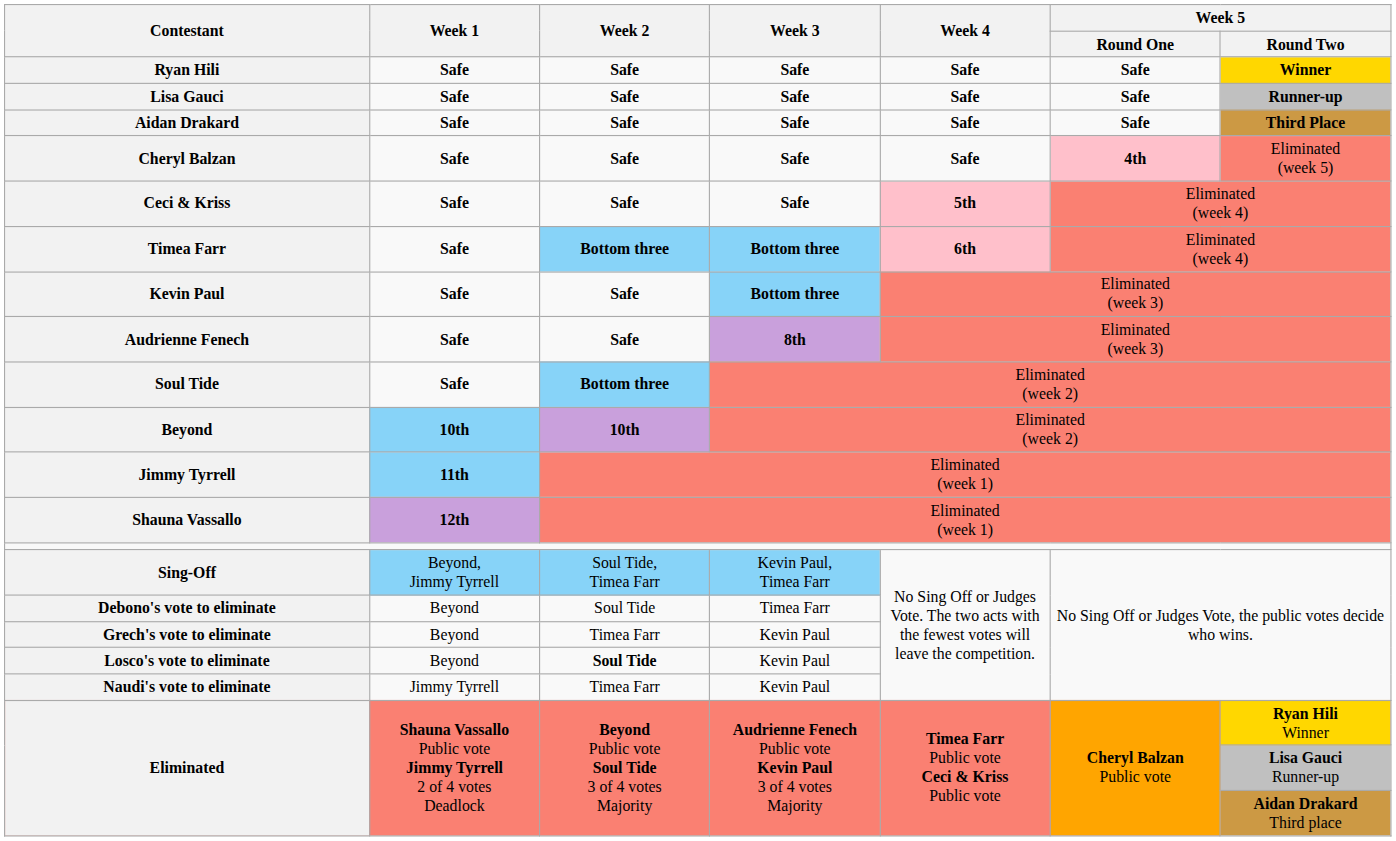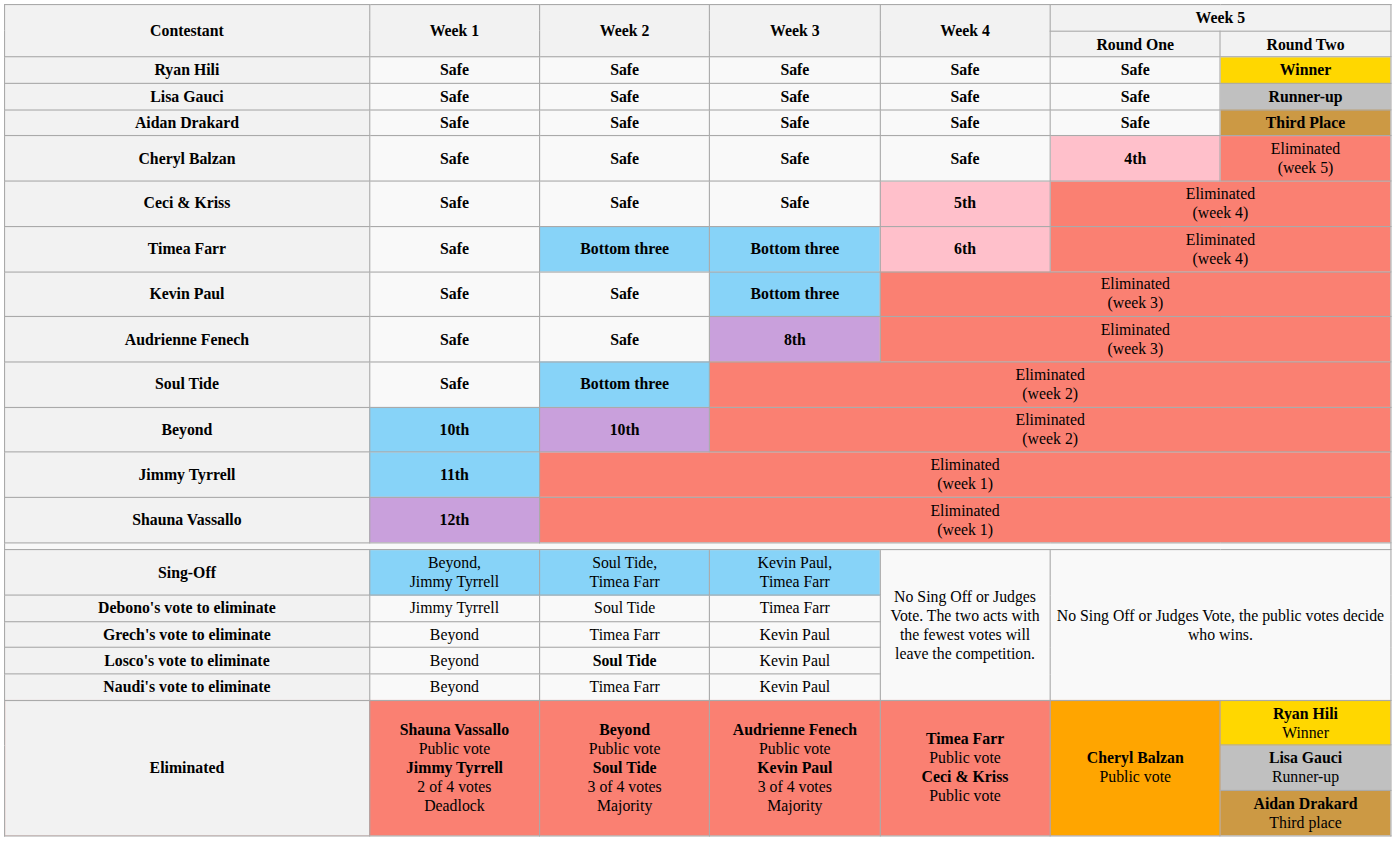(454, 608) Beyond -> (454, 608) Jimmy Tyrrell
(454, 687) Jimmy Tyrrell -> (454, 687) Beyond
